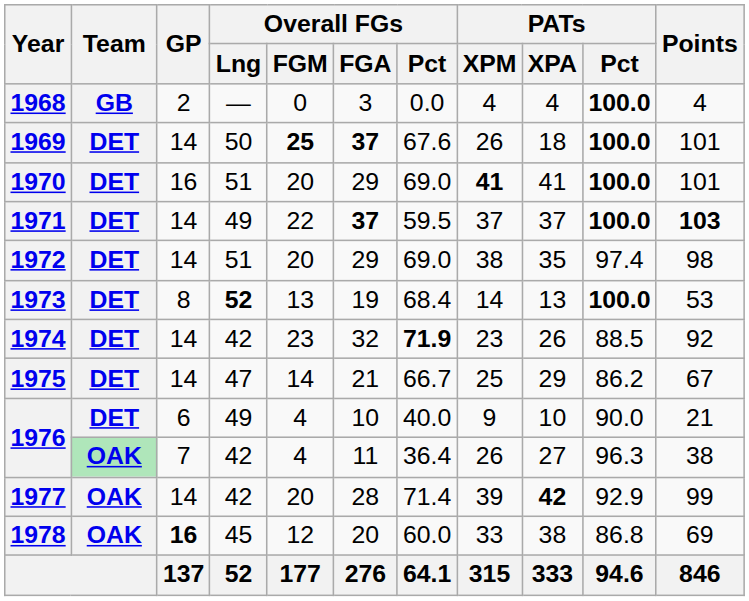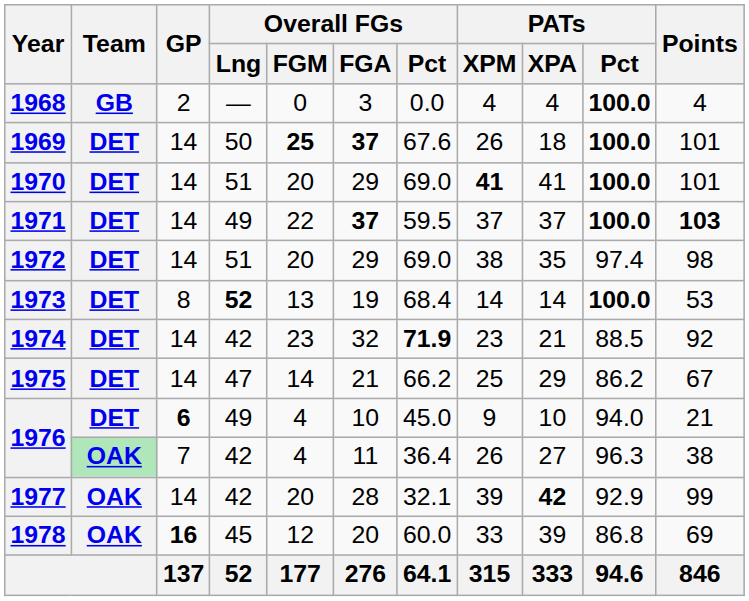(184, 181) 16 -> (184, 181) 14
(552, 299) 13 -> (552, 299) 14
(552, 338) 26 -> (552, 338) 21
(427, 378) 66.7 -> (427, 378) 66.2
(184, 417) normal -> (184, 417) bold
(427, 417) 40.0 -> (427, 417) 45.0
(619, 417) 90.0 -> (619, 417) 94.0
(427, 496) 71.4 -> (427, 496) 32.1
(552, 535) 38 -> (552, 535) 39
